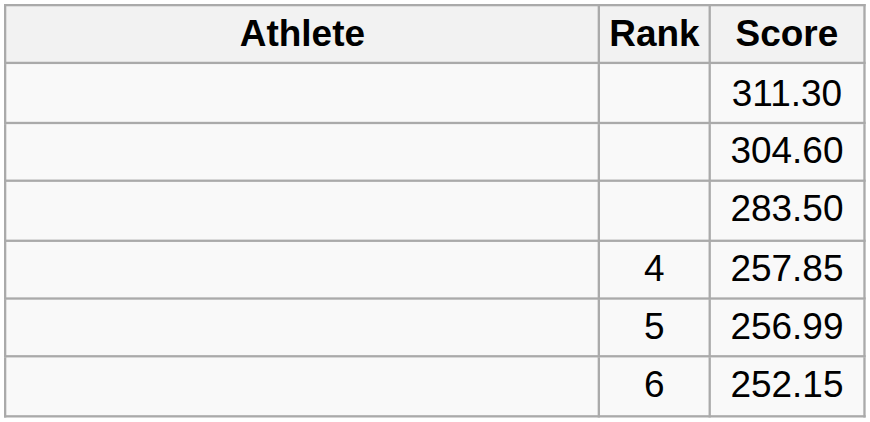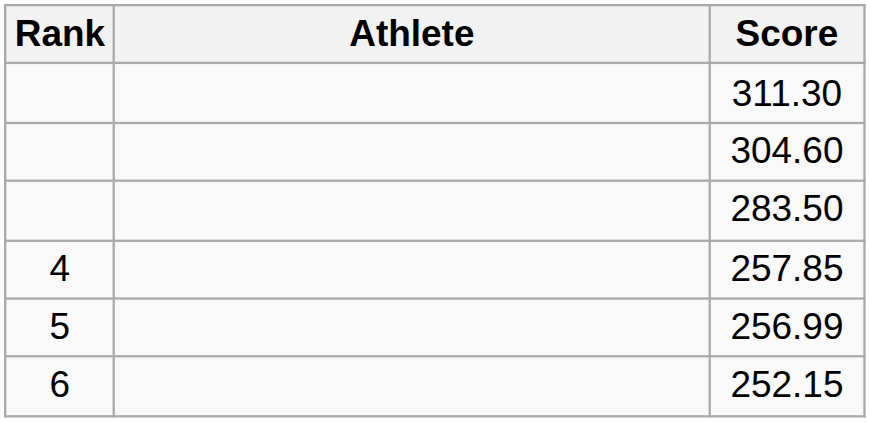columns swapped: (654, 33) <-> (302, 33)
